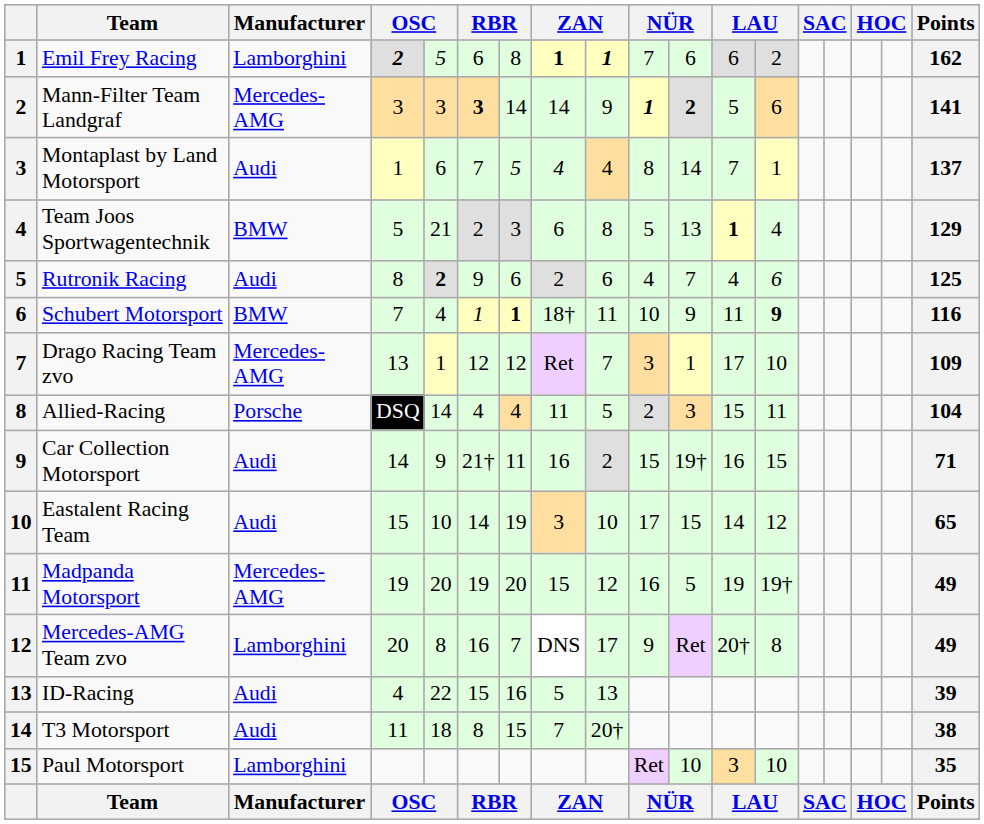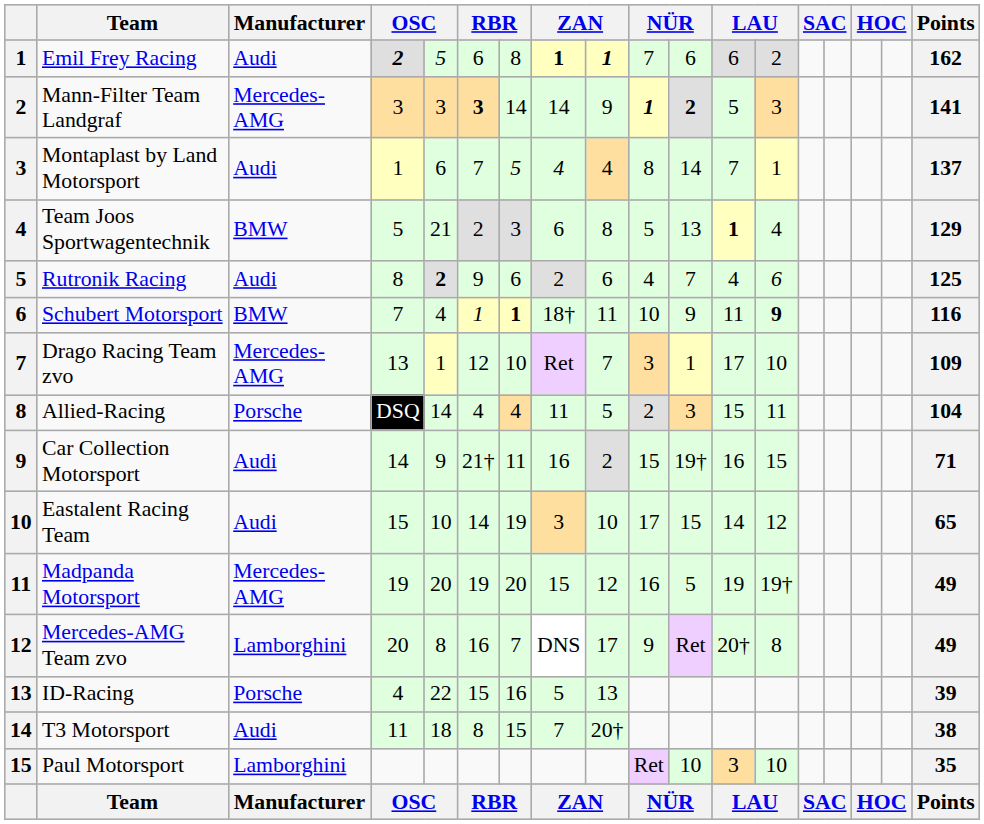(290, 57) Lamborghini -> (255, 57) Audi
(776, 106) 6 -> (776, 106) 3
(516, 362) 12 -> (516, 362) 10
(255, 693) Audi -> (268, 693) Porsche
